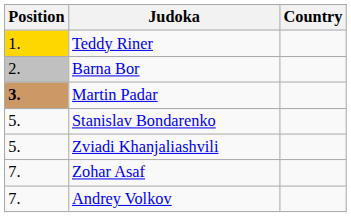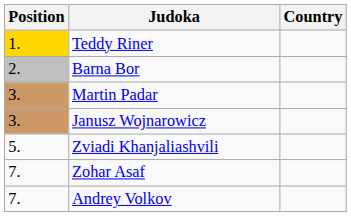(14, 95) bold -> (14, 95) normal
+ row: (139, 120)
- row: (144, 120)
